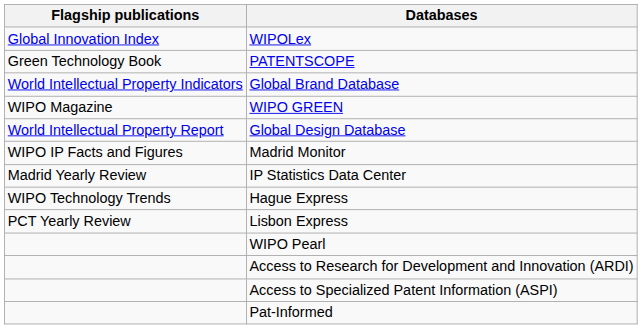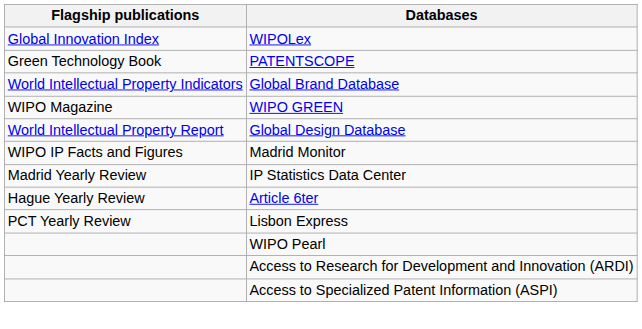+ row: (284, 198)
- row: (299, 198)
- row: (291, 312)
